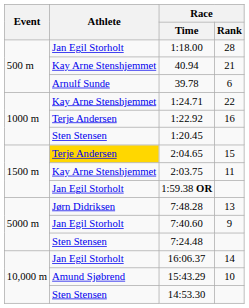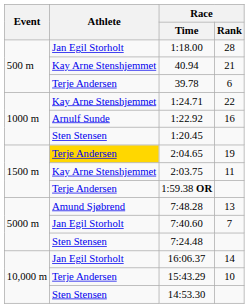(81, 83) Arnulf Sunde -> (84, 83) Terje Andersen
(84, 119) Terje Andersen -> (81, 119) Arnulf Sunde
(230, 154) 15 -> (230, 154) 19
(88, 189) Jan Egil Storholt -> (84, 189) Terje Andersen
(84, 207) Jørn Didriksen -> (89, 207) Amund Sjøbrend
(230, 224) 9 -> (230, 224) 7
(89, 277) Amund Sjøbrend -> (84, 277) Terje Andersen
